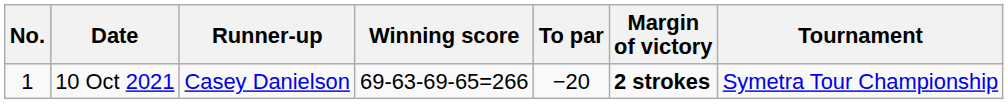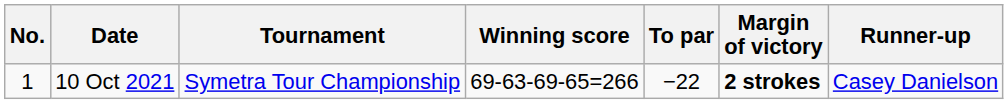columns swapped: (860, 34) <-> (267, 34)
(571, 81) −20 -> (681, 81) −22
